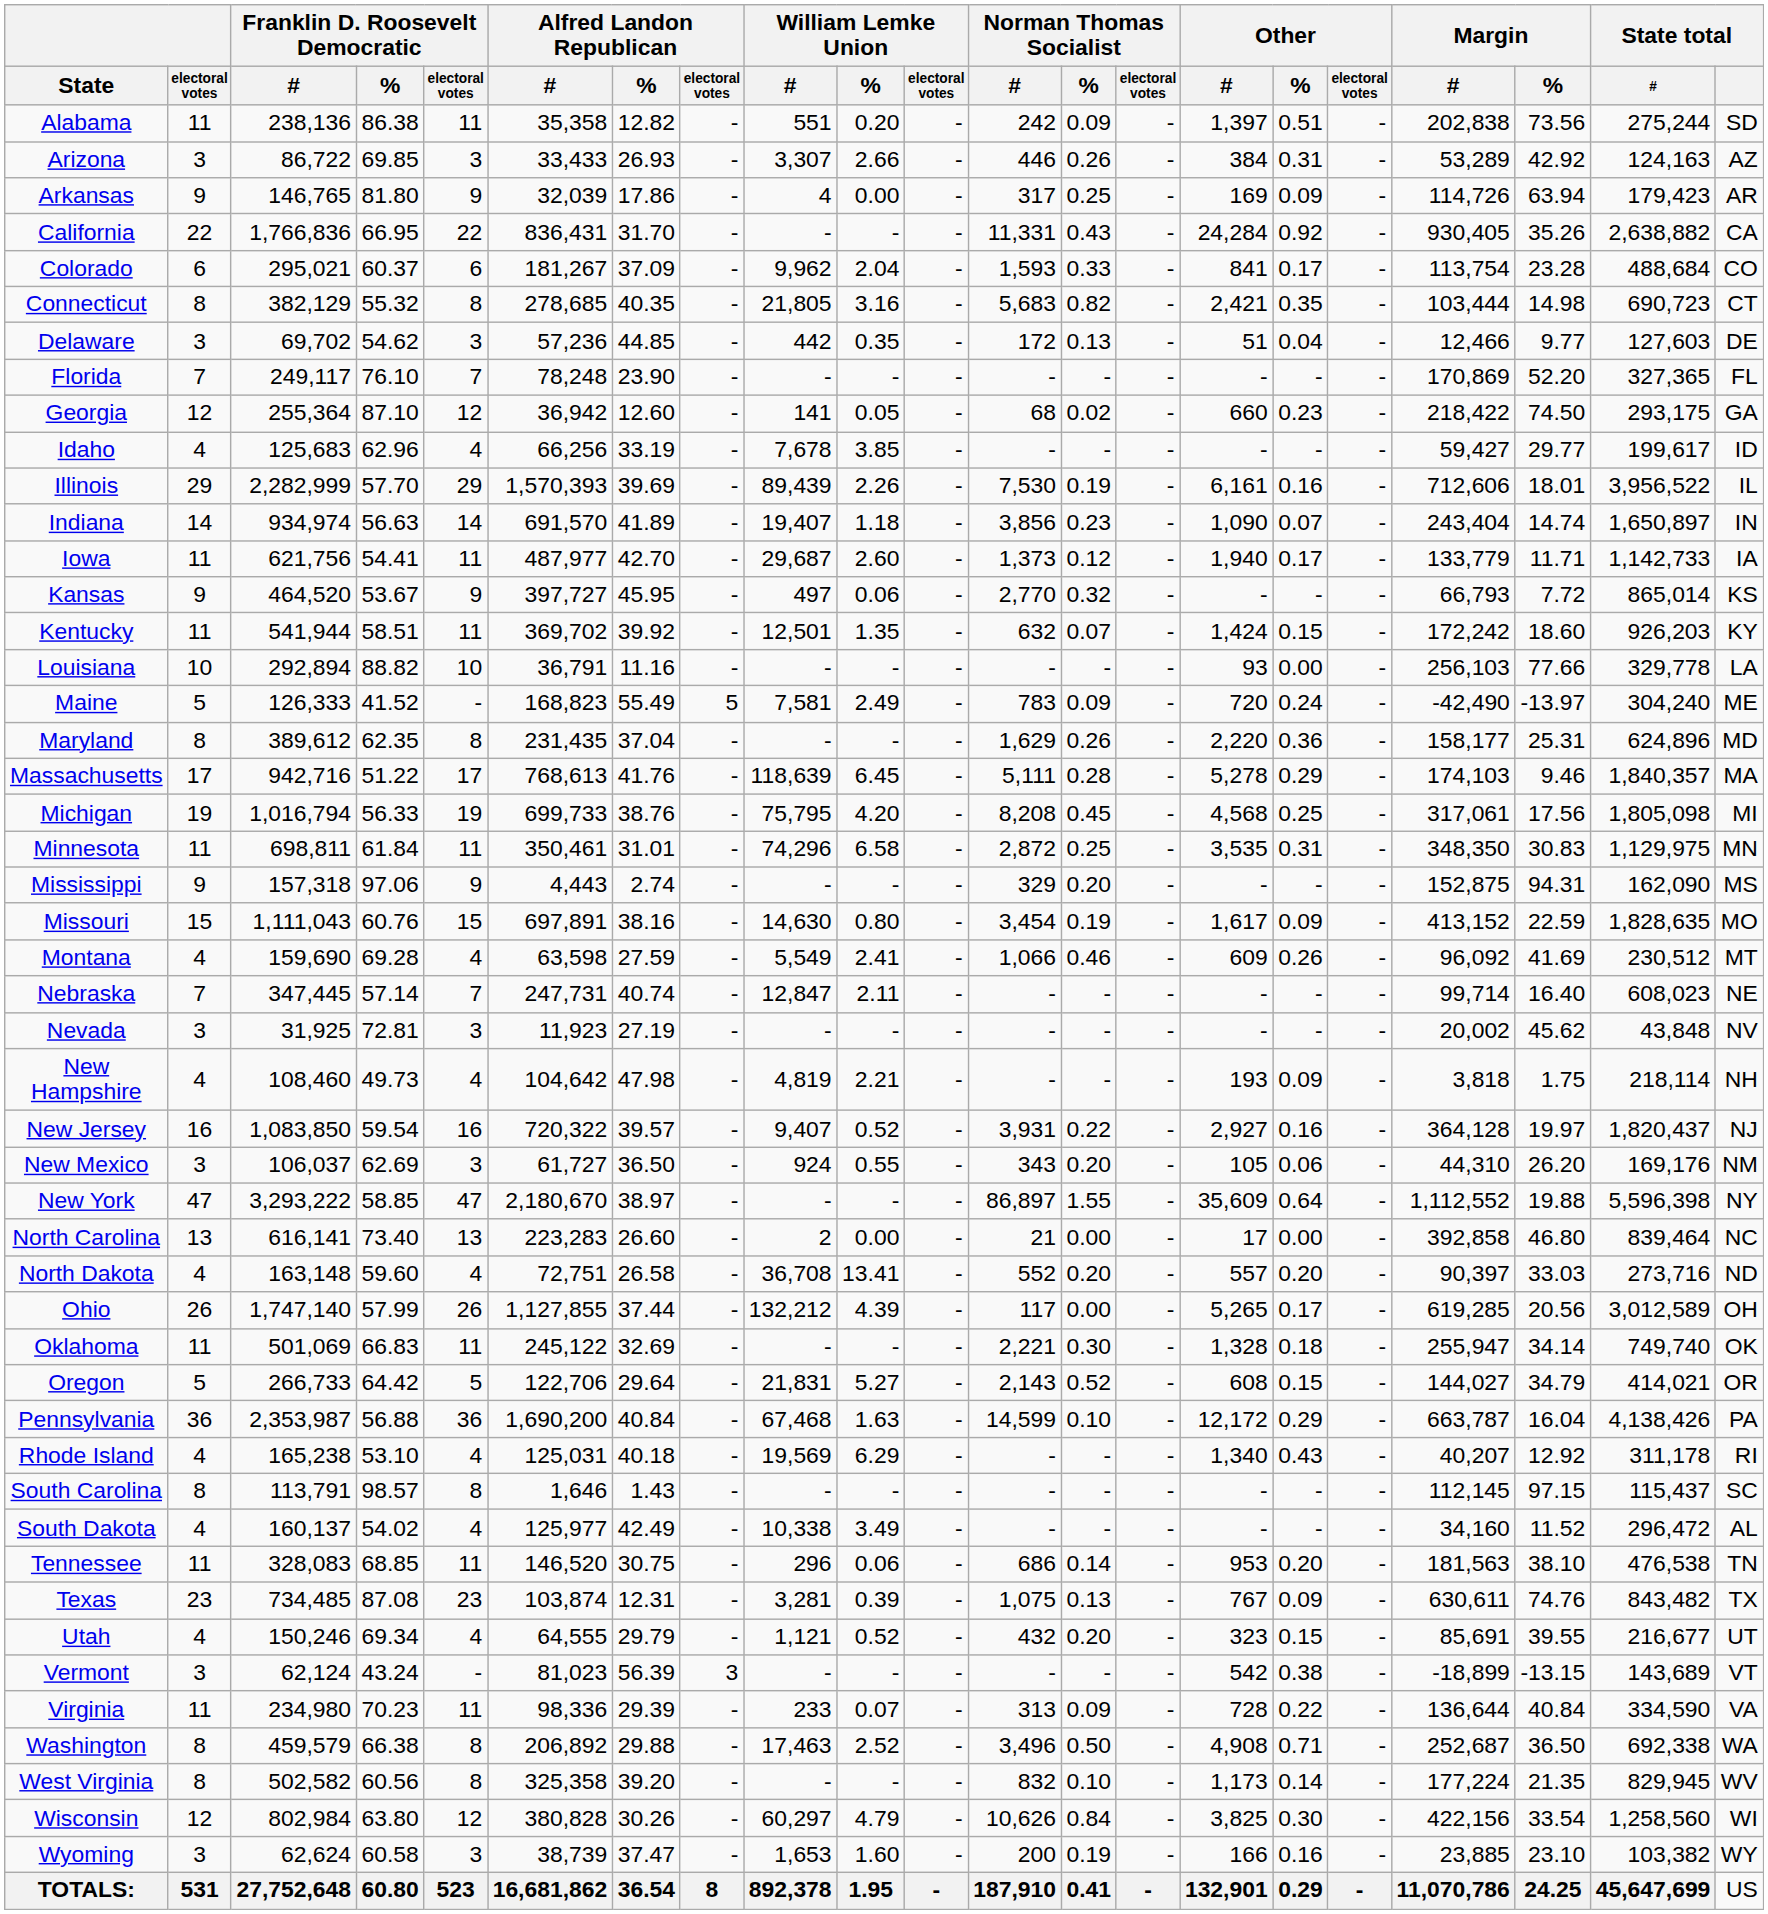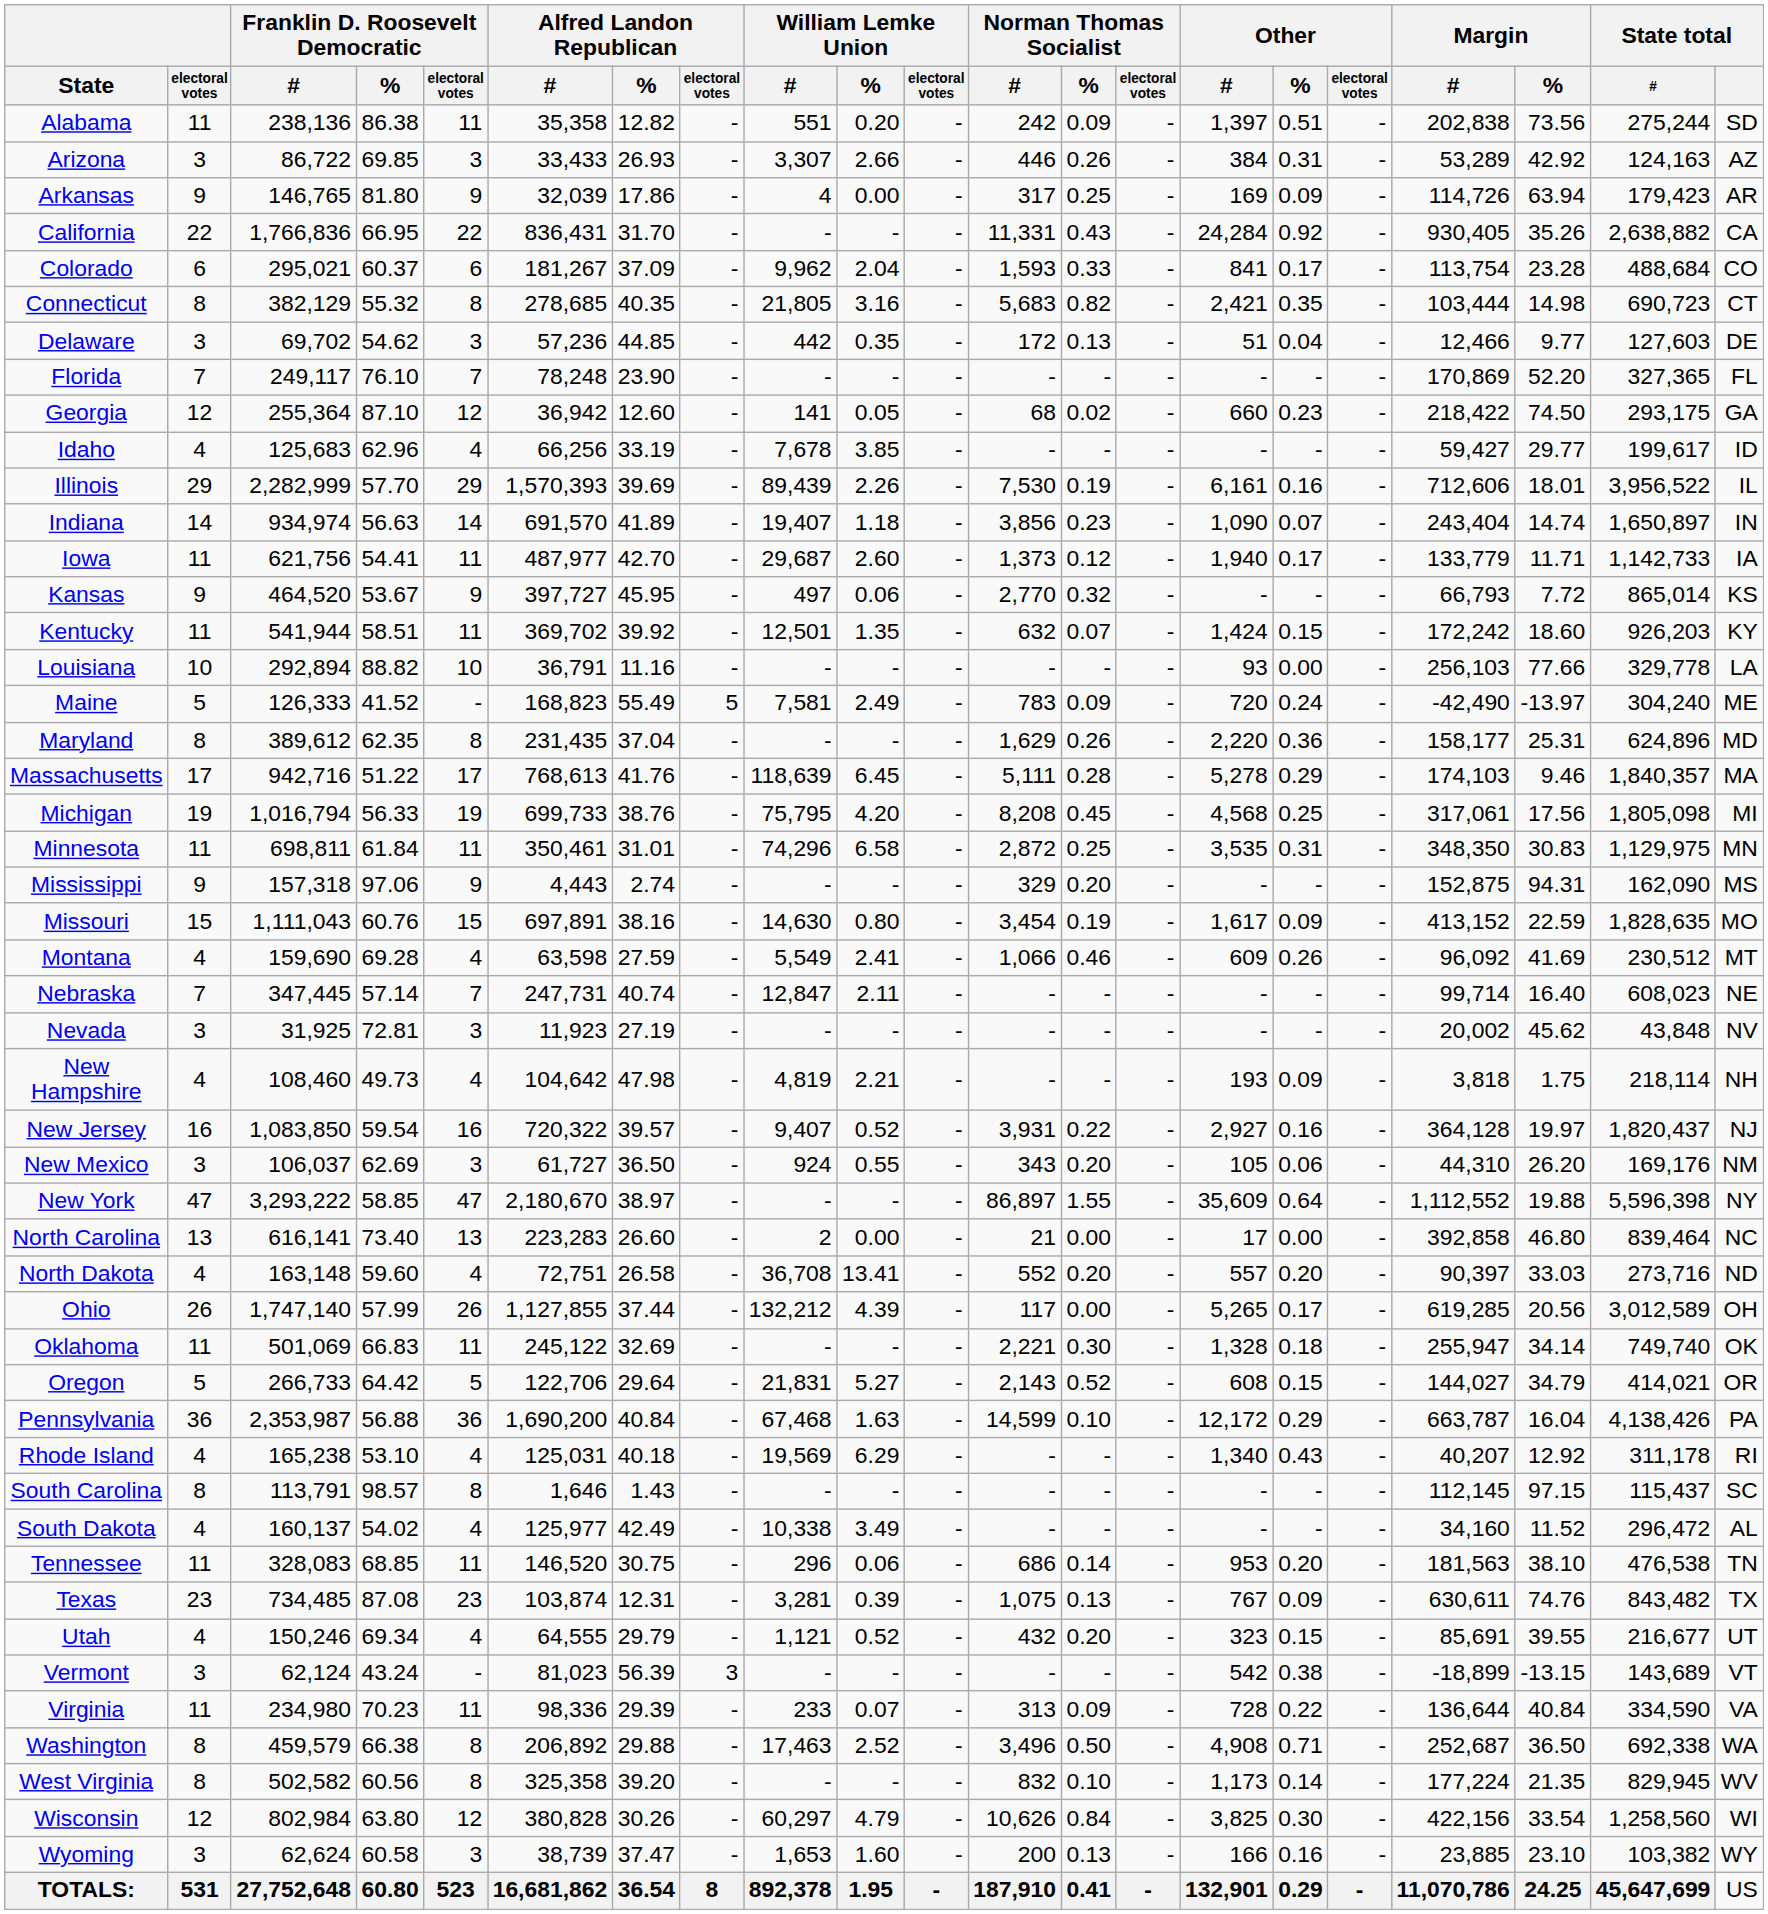(1089, 1854) 0.19 -> (1089, 1854) 0.13
